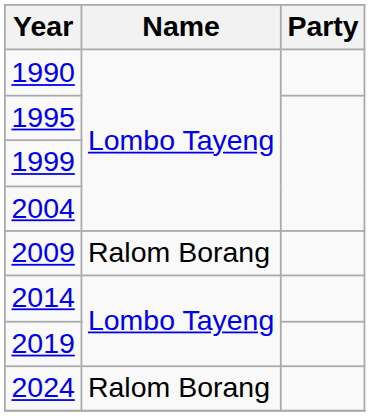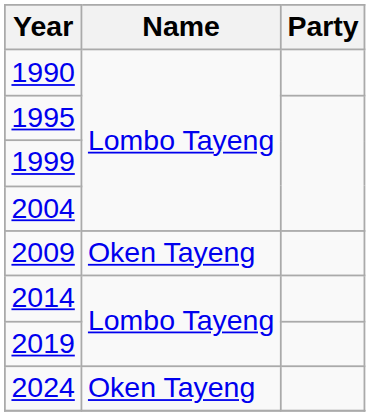(179, 252) Ralom Borang -> (172, 252) Oken Tayeng
(179, 388) Ralom Borang -> (172, 388) Oken Tayeng
